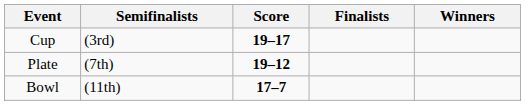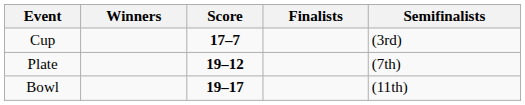columns swapped: (468, 16) <-> (157, 16)
(271, 40) 19–17 -> (225, 40) 17–7
(271, 87) 17–7 -> (225, 87) 19–17
